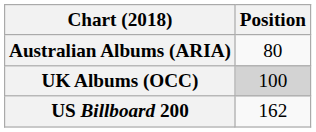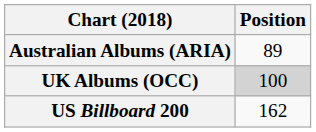(273, 50) 80 -> (273, 50) 89
